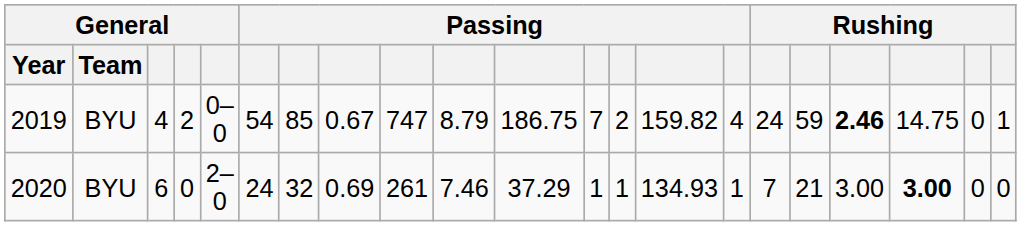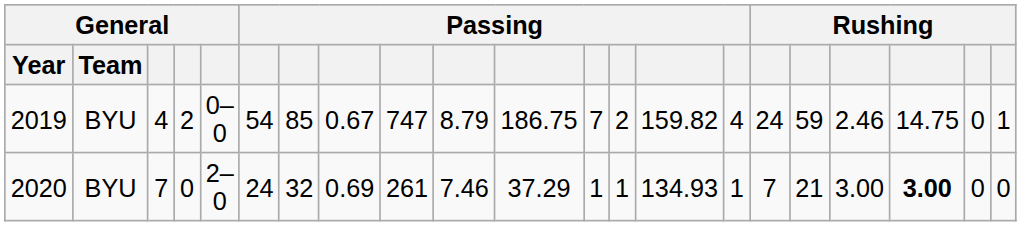(860, 119) bold -> (860, 119) normal
(161, 187) 6 -> (161, 187) 7
